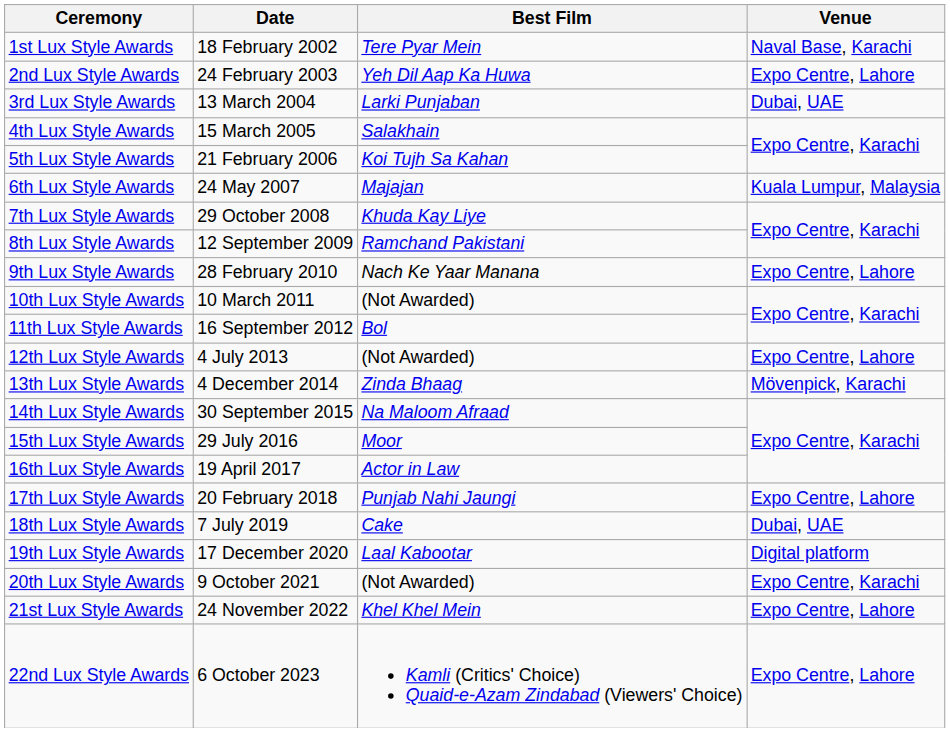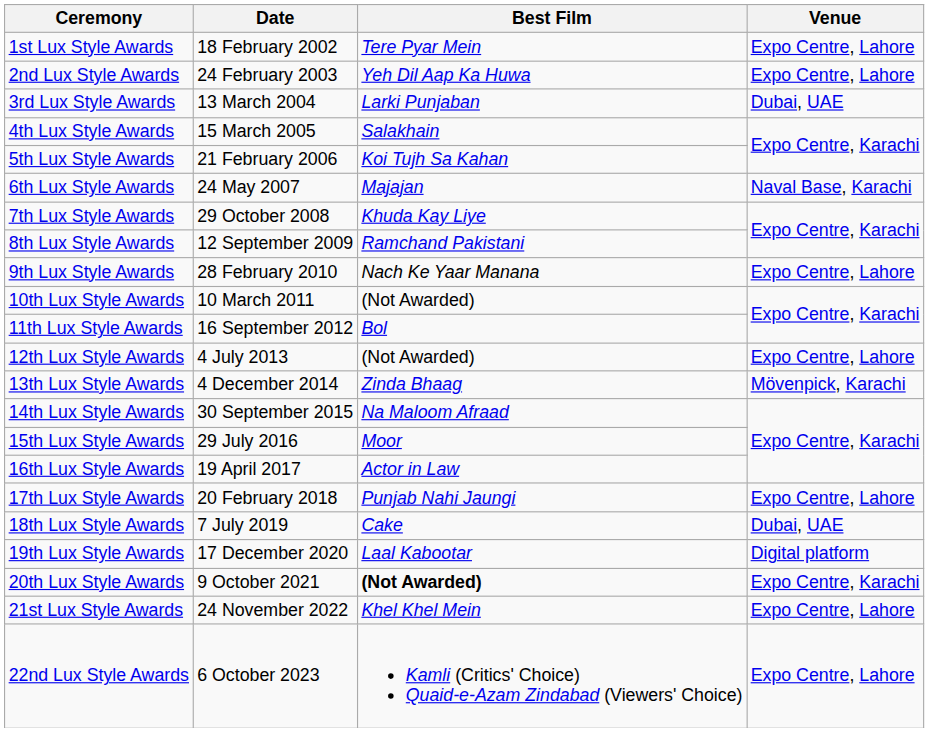(831, 46) Naval Base, Karachi -> (833, 46) Expo Centre, Lahore
(845, 187) Kuala Lumpur, Malaysia -> (831, 187) Naval Base, Karachi
(418, 581) normal -> (422, 581) bold
